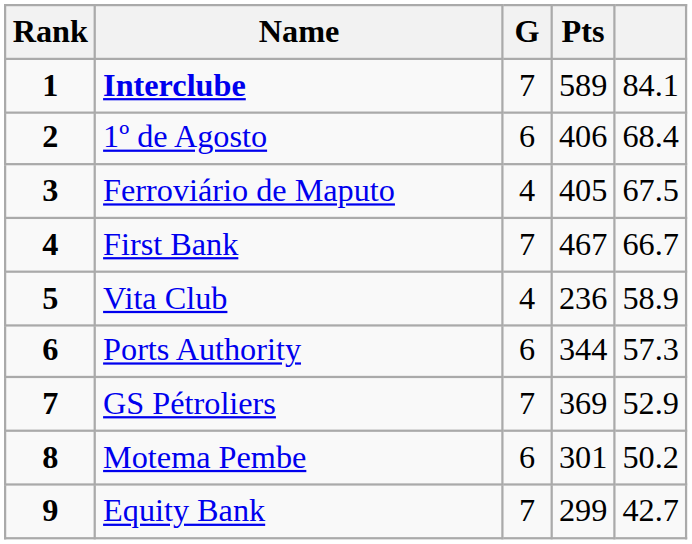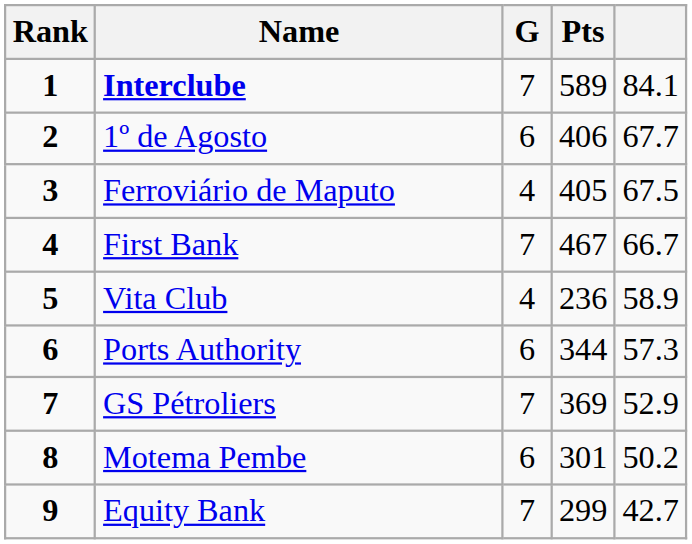(651, 137) 68.4 -> (651, 137) 67.7
